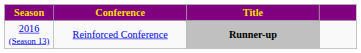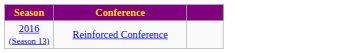- column: (253, 12)
